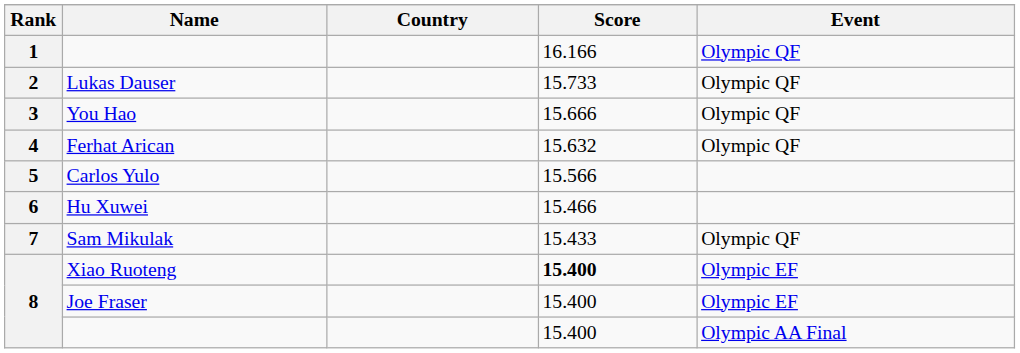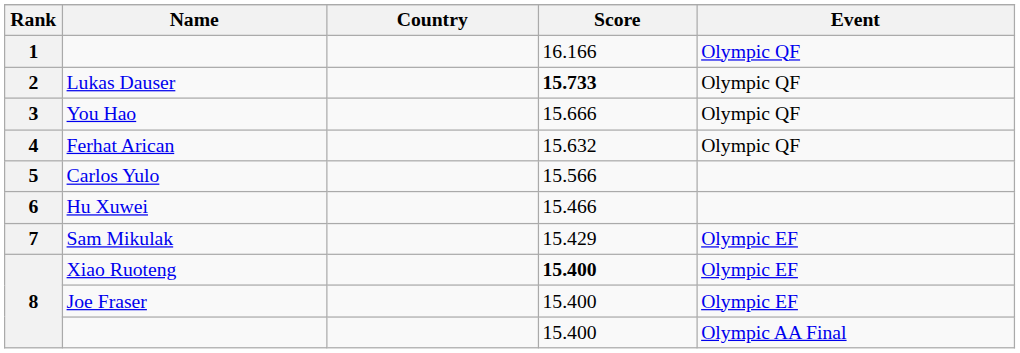(570, 82) normal -> (570, 82) bold
(570, 238) 15.433 -> (570, 238) 15.429
(751, 238) Olympic QF -> (750, 238) Olympic EF
